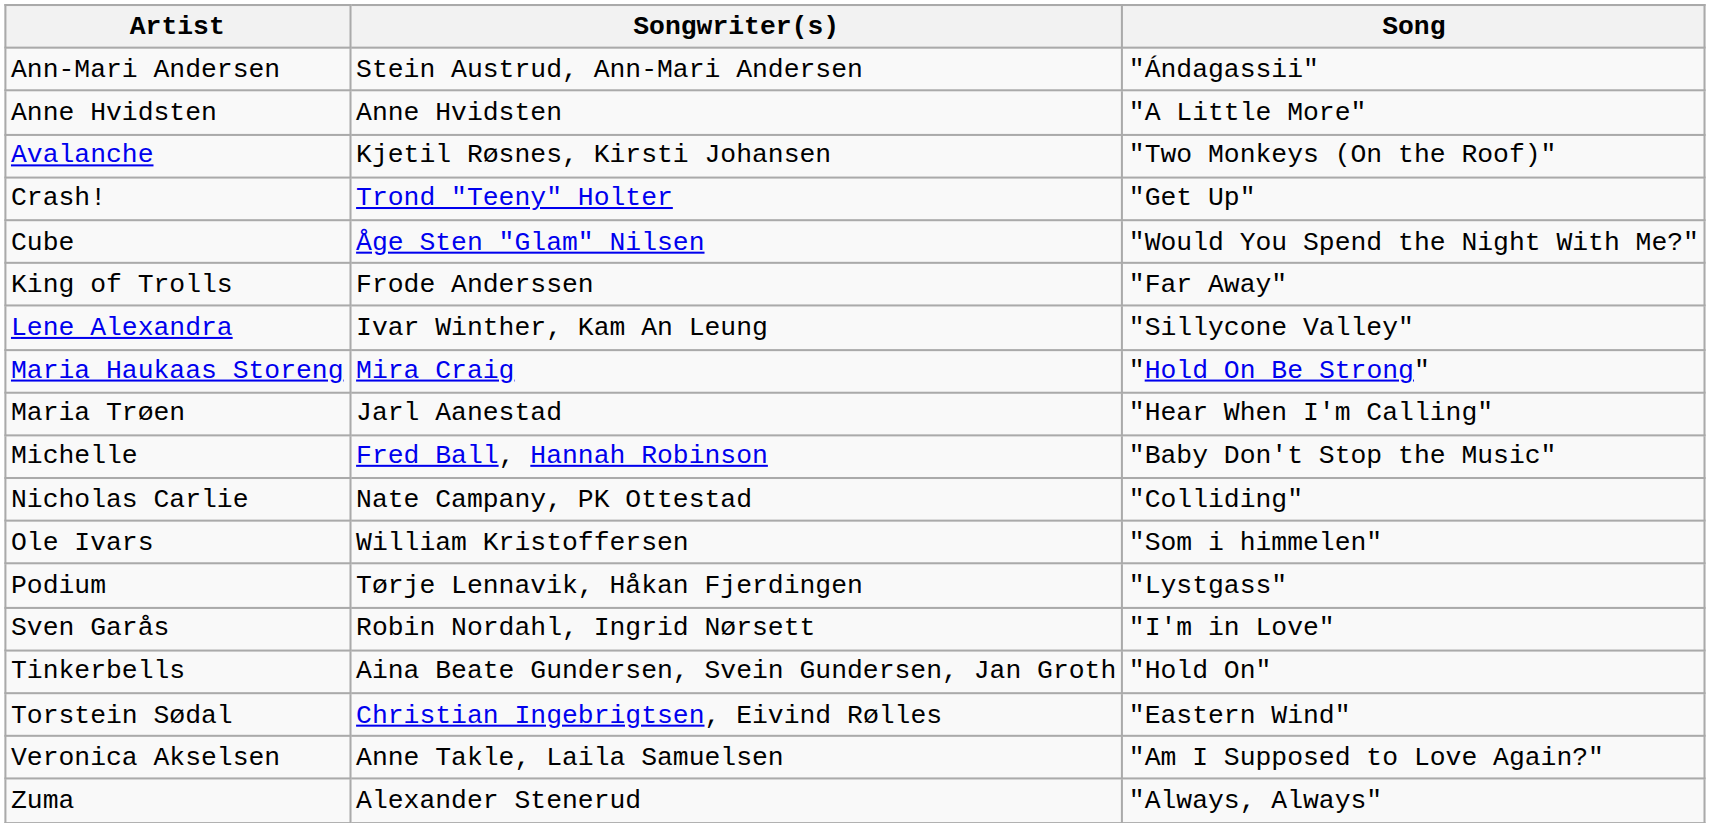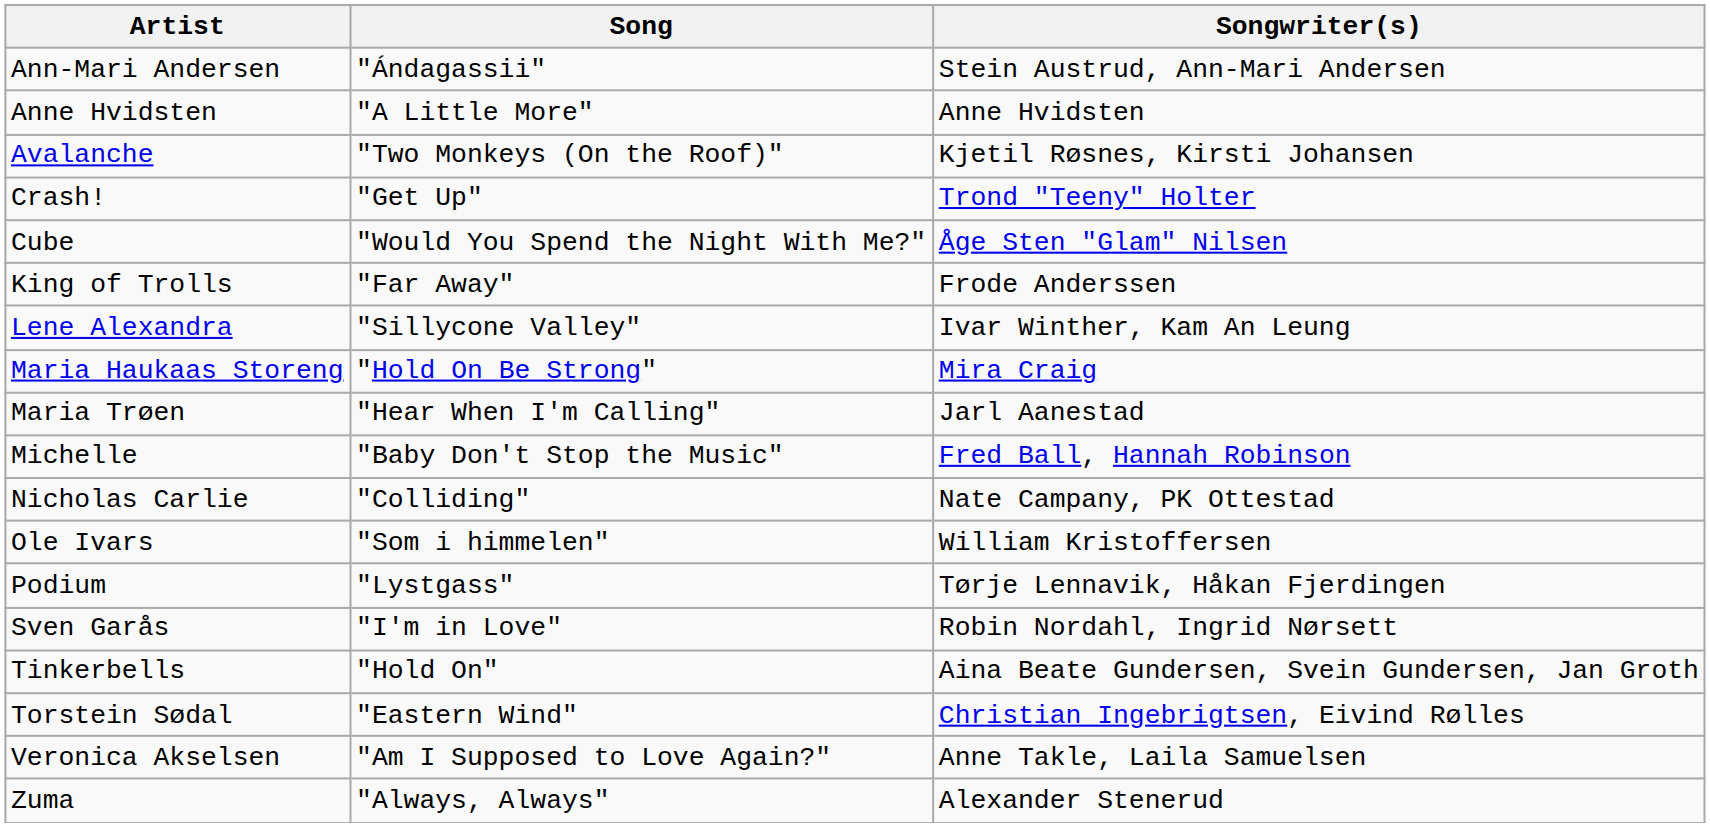columns swapped: (1414, 27) <-> (736, 27)
